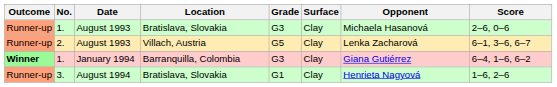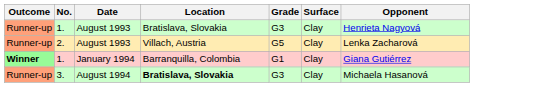- column: (511, 11)
(386, 27) Michaela Hasanová -> (382, 27) Henrieta Nagyová
(278, 58) G3 -> (278, 58) G1
(185, 74) normal -> (188, 74) bold
(278, 74) G1 -> (278, 74) G3
(382, 74) Henrieta Nagyová -> (386, 74) Michaela Hasanová
